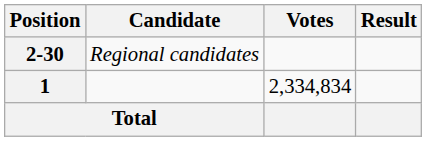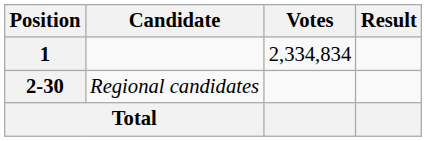rows swapped: (45, 86) <-> (45, 53)
